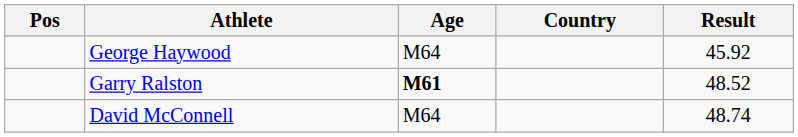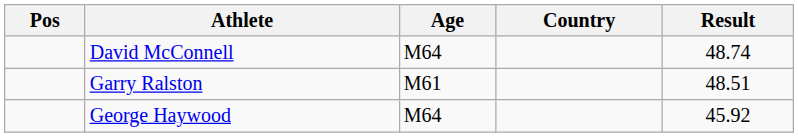rows swapped: (160, 52) <-> (161, 115)
(422, 83) bold -> (423, 83) normal
(728, 83) 48.52 -> (728, 83) 48.51
